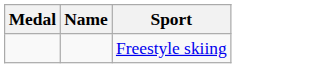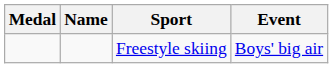+ column: (279, 19)
